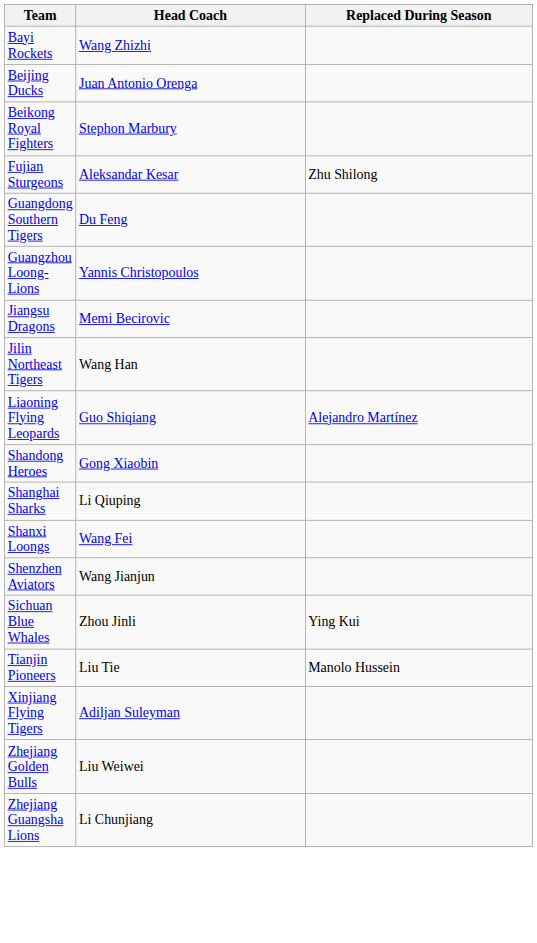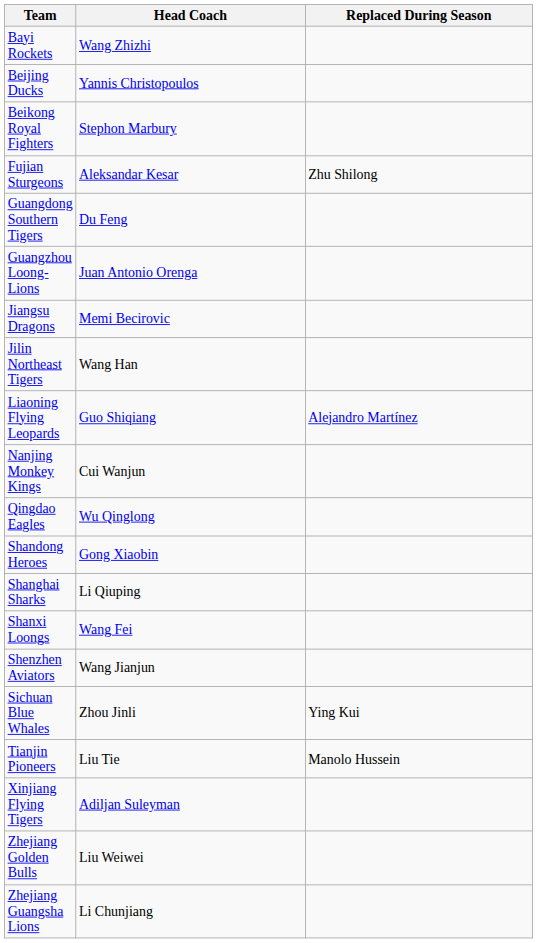(138, 83) Juan Antonio Orenga -> (139, 83) Yannis Christopoulos
(139, 273) Yannis Christopoulos -> (138, 273) Juan Antonio Orenga
+ row: (31, 471)
+ row: (32, 516)
